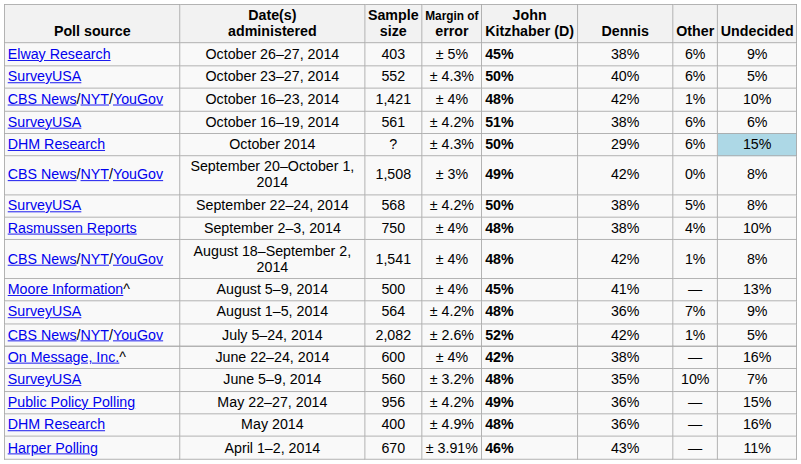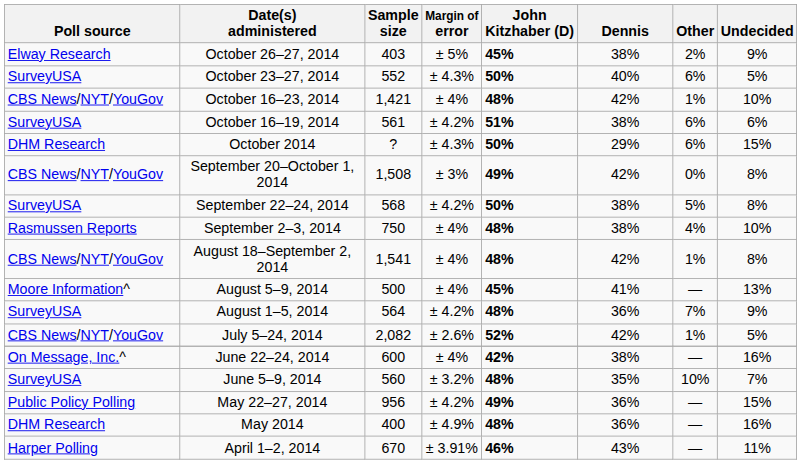(695, 54) 6% -> (695, 54) 2%
(757, 144) lightblue background -> (757, 144) no background
